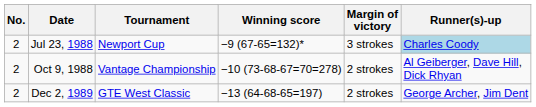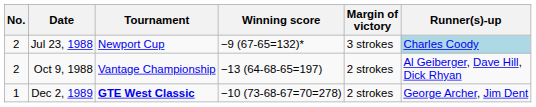(281, 69) −10 (73-68-67=70=278) -> (272, 69) −13 (64-68-65=197)
(16, 93) 2 -> (16, 93) 1
(144, 93) normal -> (146, 93) bold
(272, 93) −13 (64-68-65=197) -> (281, 93) −10 (73-68-67=70=278)
